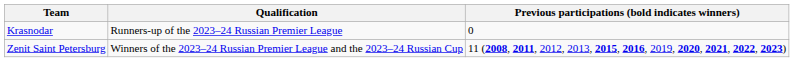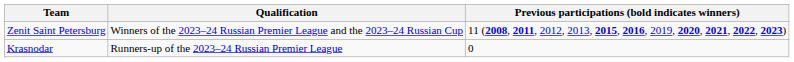rows swapped: (56, 48) <-> (30, 30)
